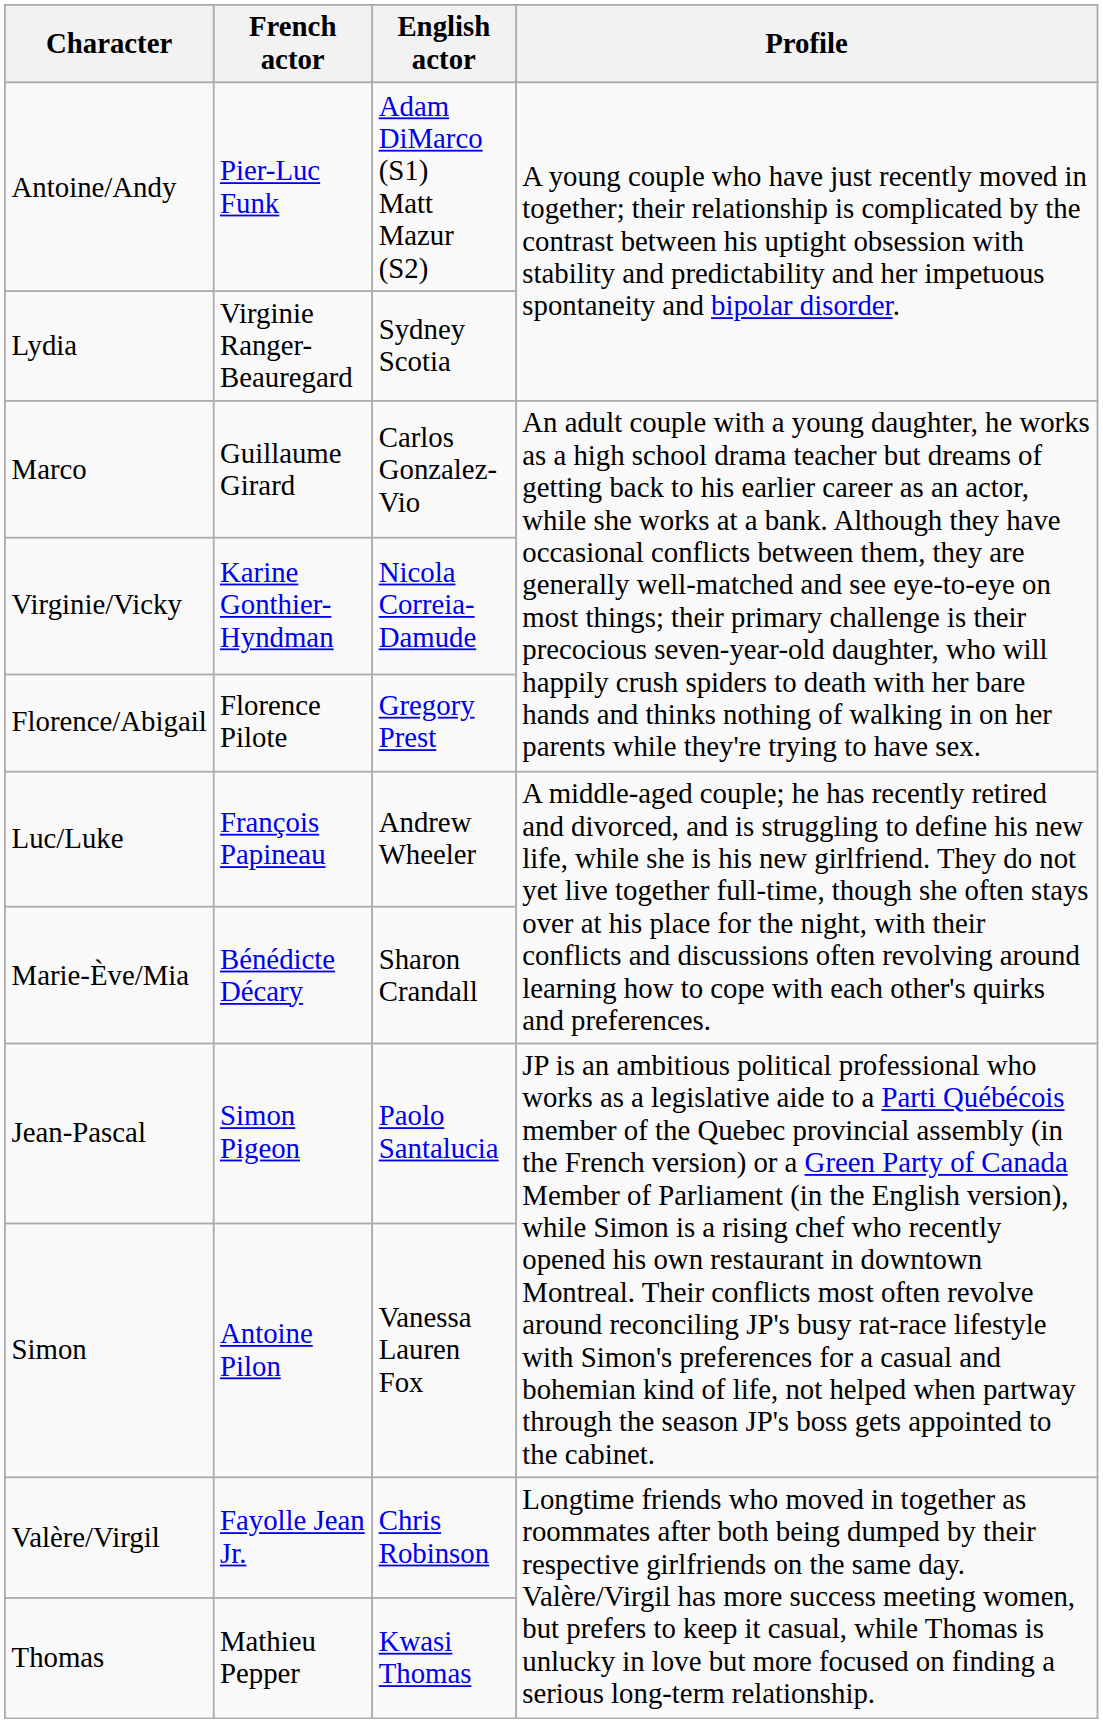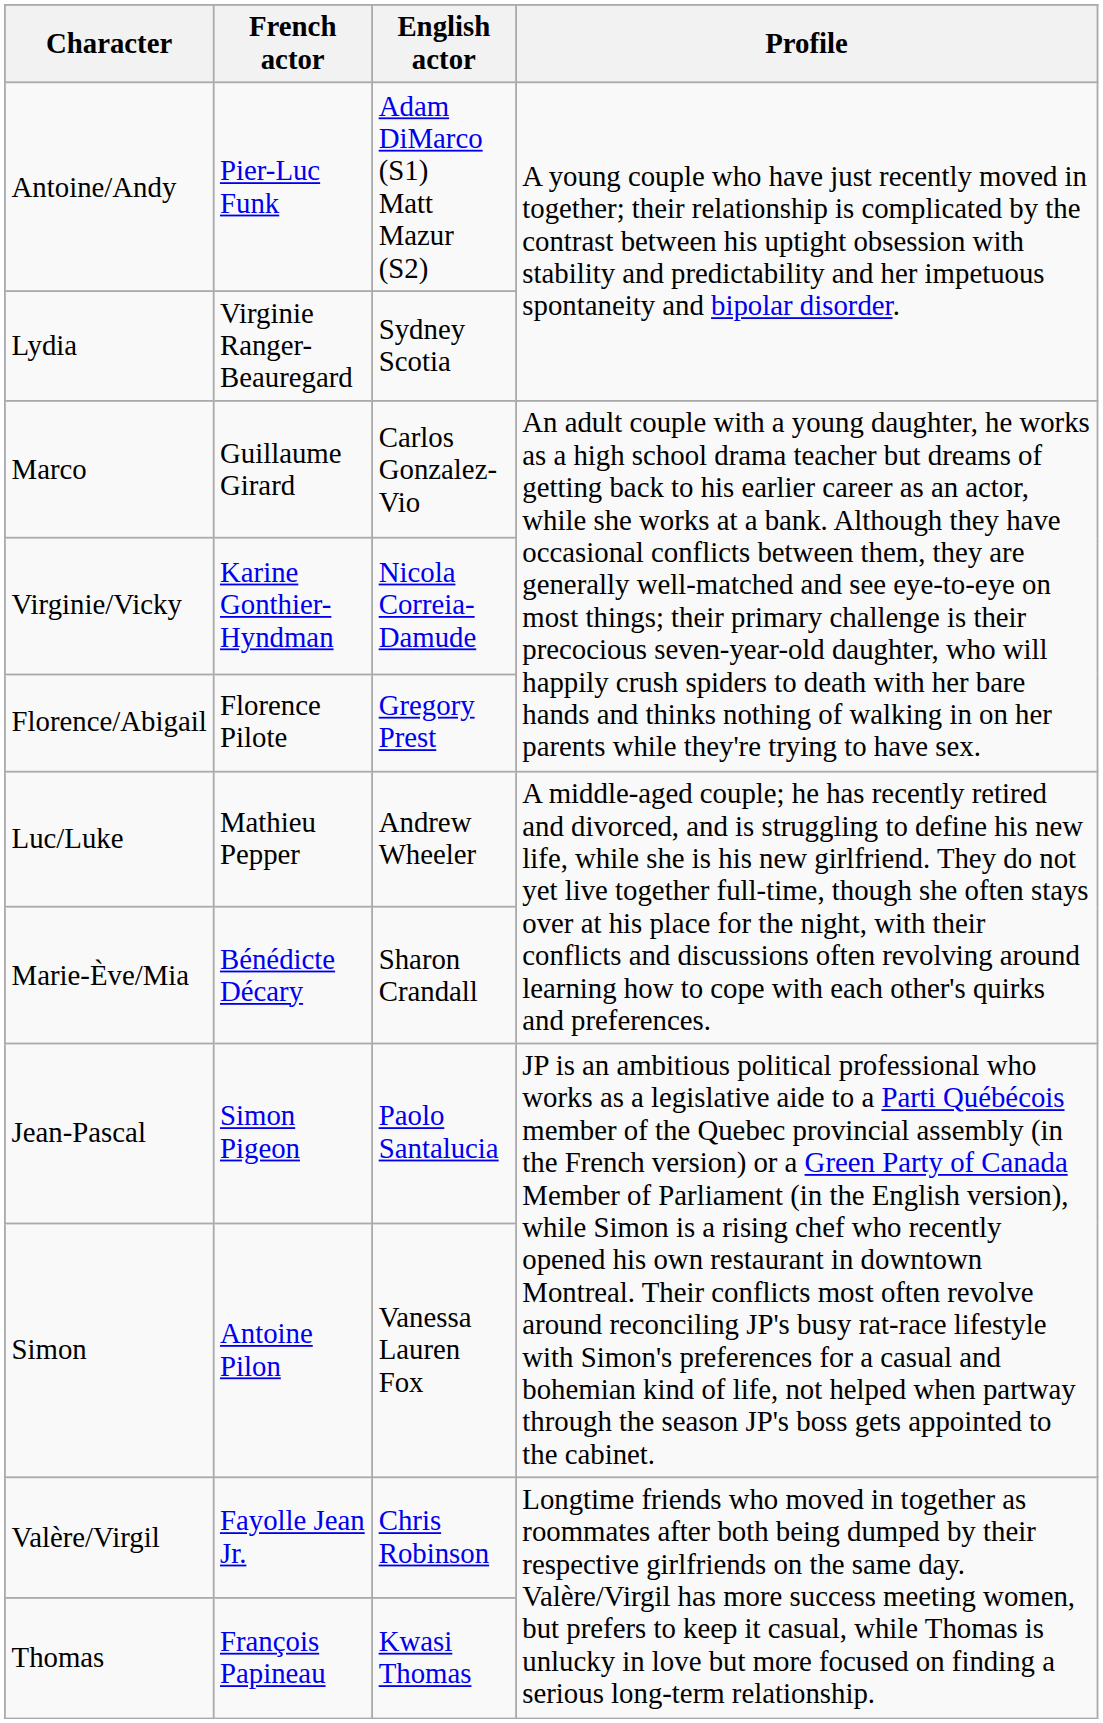(273, 838) François Papineau -> (268, 838) Mathieu Pepper
(268, 1657) Mathieu Pepper -> (273, 1657) François Papineau
